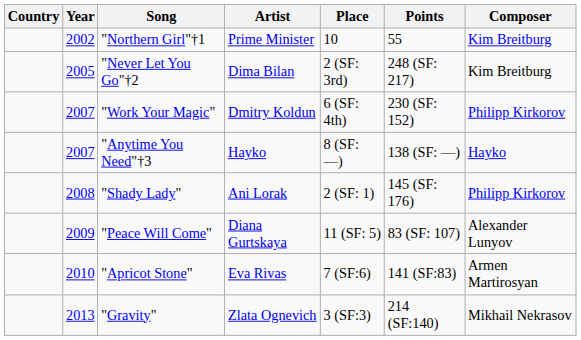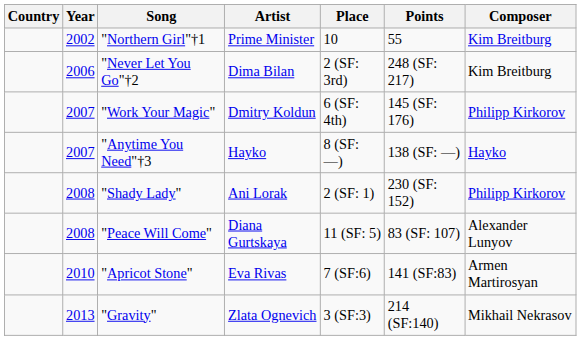(80, 72) 2005 -> (80, 72) 2006
(413, 112) 230 (SF: 152) -> (413, 112) 145 (SF: 176)
(413, 193) 145 (SF: 176) -> (413, 193) 230 (SF: 152)
(80, 233) 2009 -> (80, 233) 2008
